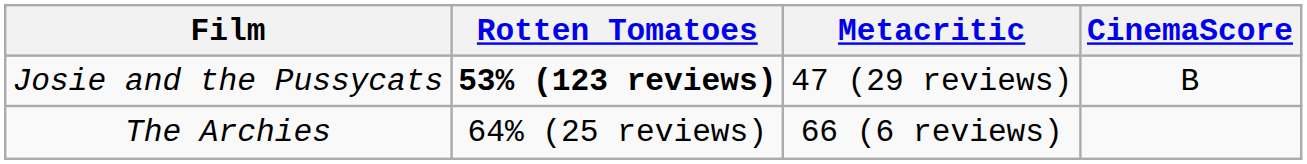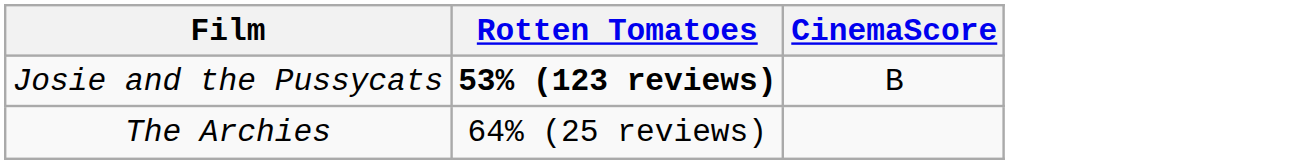- column: (932, 31)
